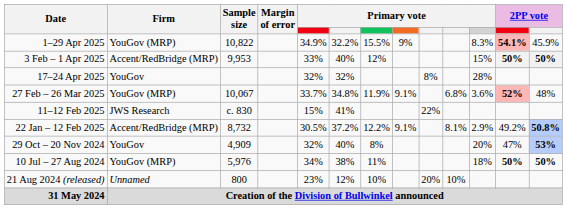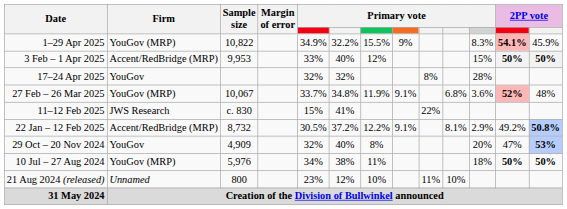(431, 179) 20% -> (431, 179) 11%
